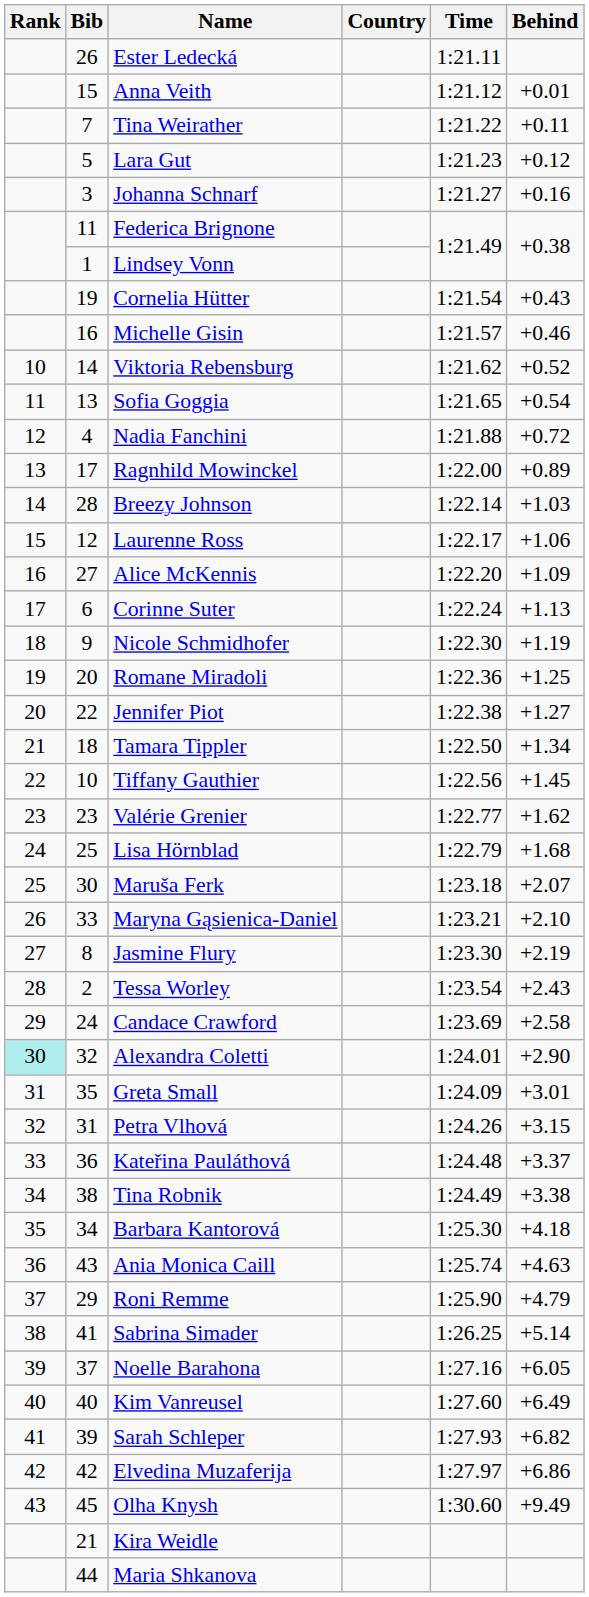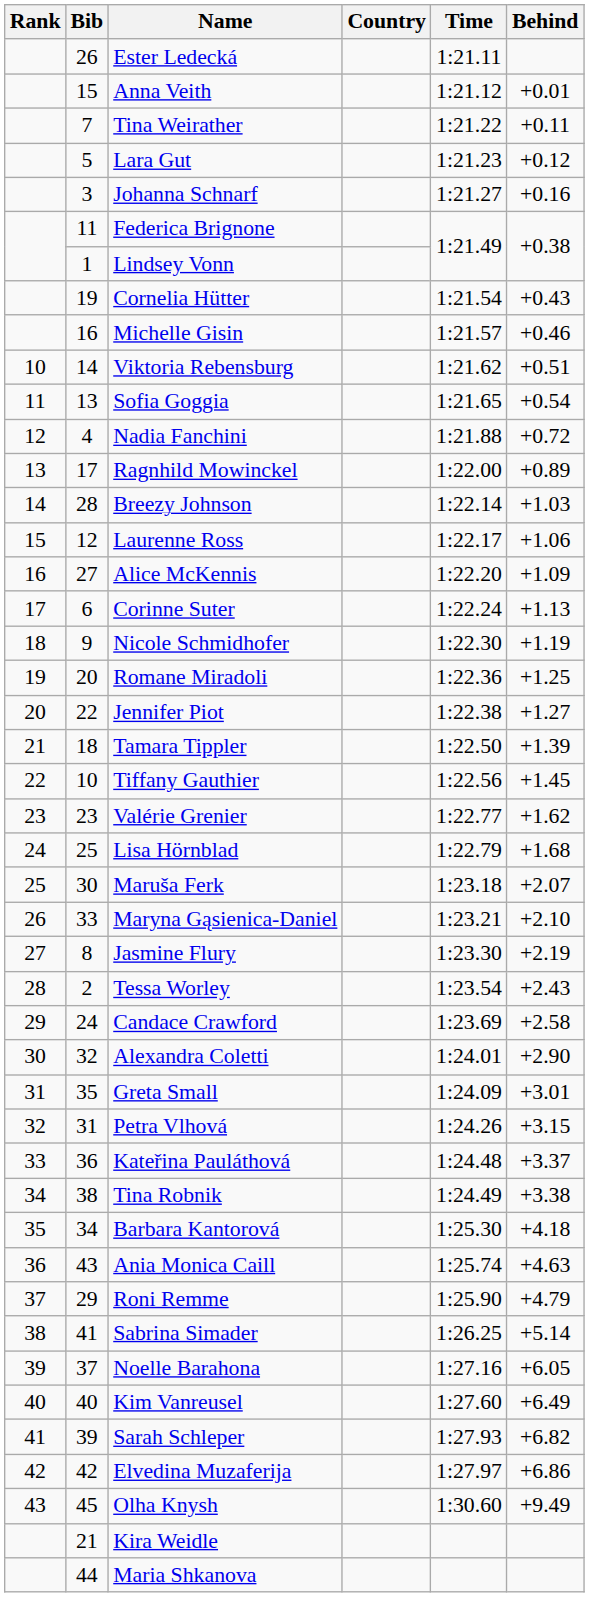(545, 366) +0.52 -> (545, 366) +0.51
(545, 746) +1.34 -> (545, 746) +1.39
(35, 1057) paleturquoise background -> (35, 1057) no background
